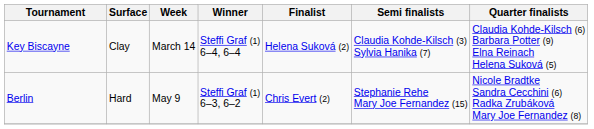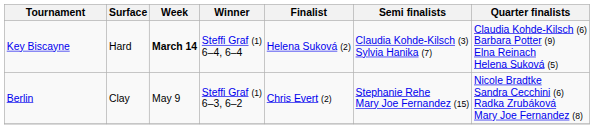(119, 46) Clay -> (120, 46) Hard
(174, 46) normal -> (175, 46) bold
(120, 98) Hard -> (119, 98) Clay
